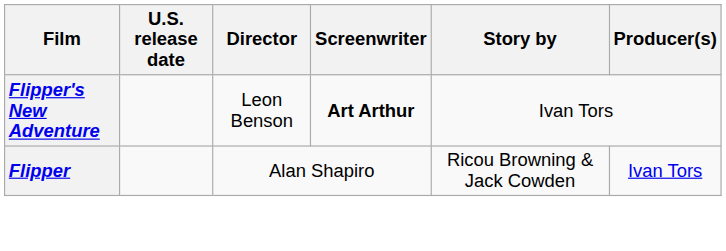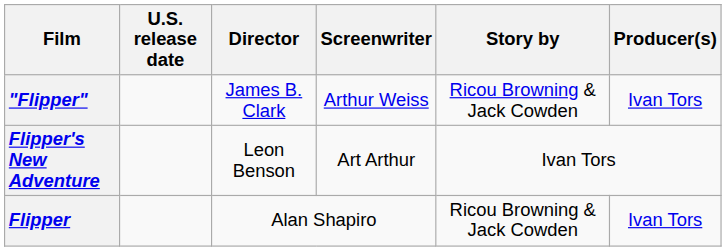+ row: (48, 100)
(371, 110) bold -> (376, 160) normal
